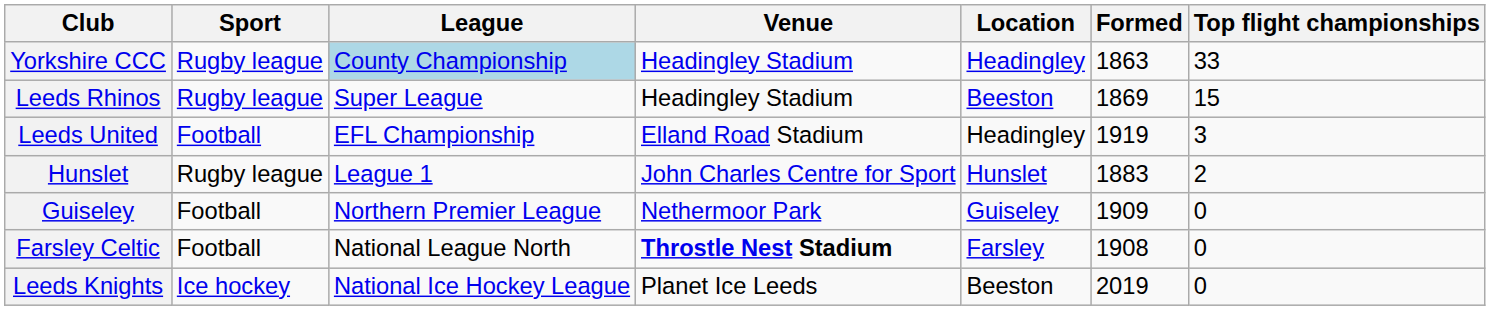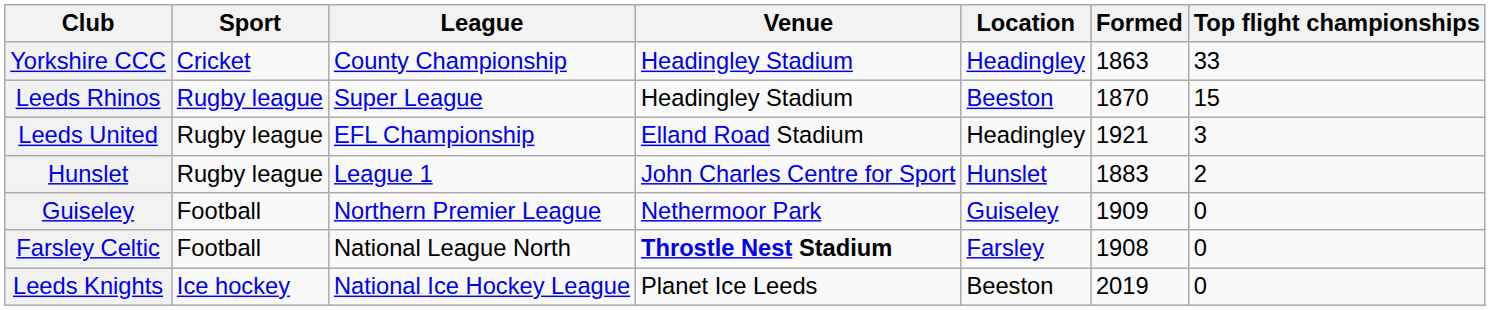(250, 60) Rugby league -> (214, 60) Cricket
(450, 60) lightblue background -> (450, 60) no background
(1122, 98) 1869 -> (1122, 98) 1870
(219, 135) Football -> (250, 135) Rugby league
(1122, 135) 1919 -> (1122, 135) 1921
